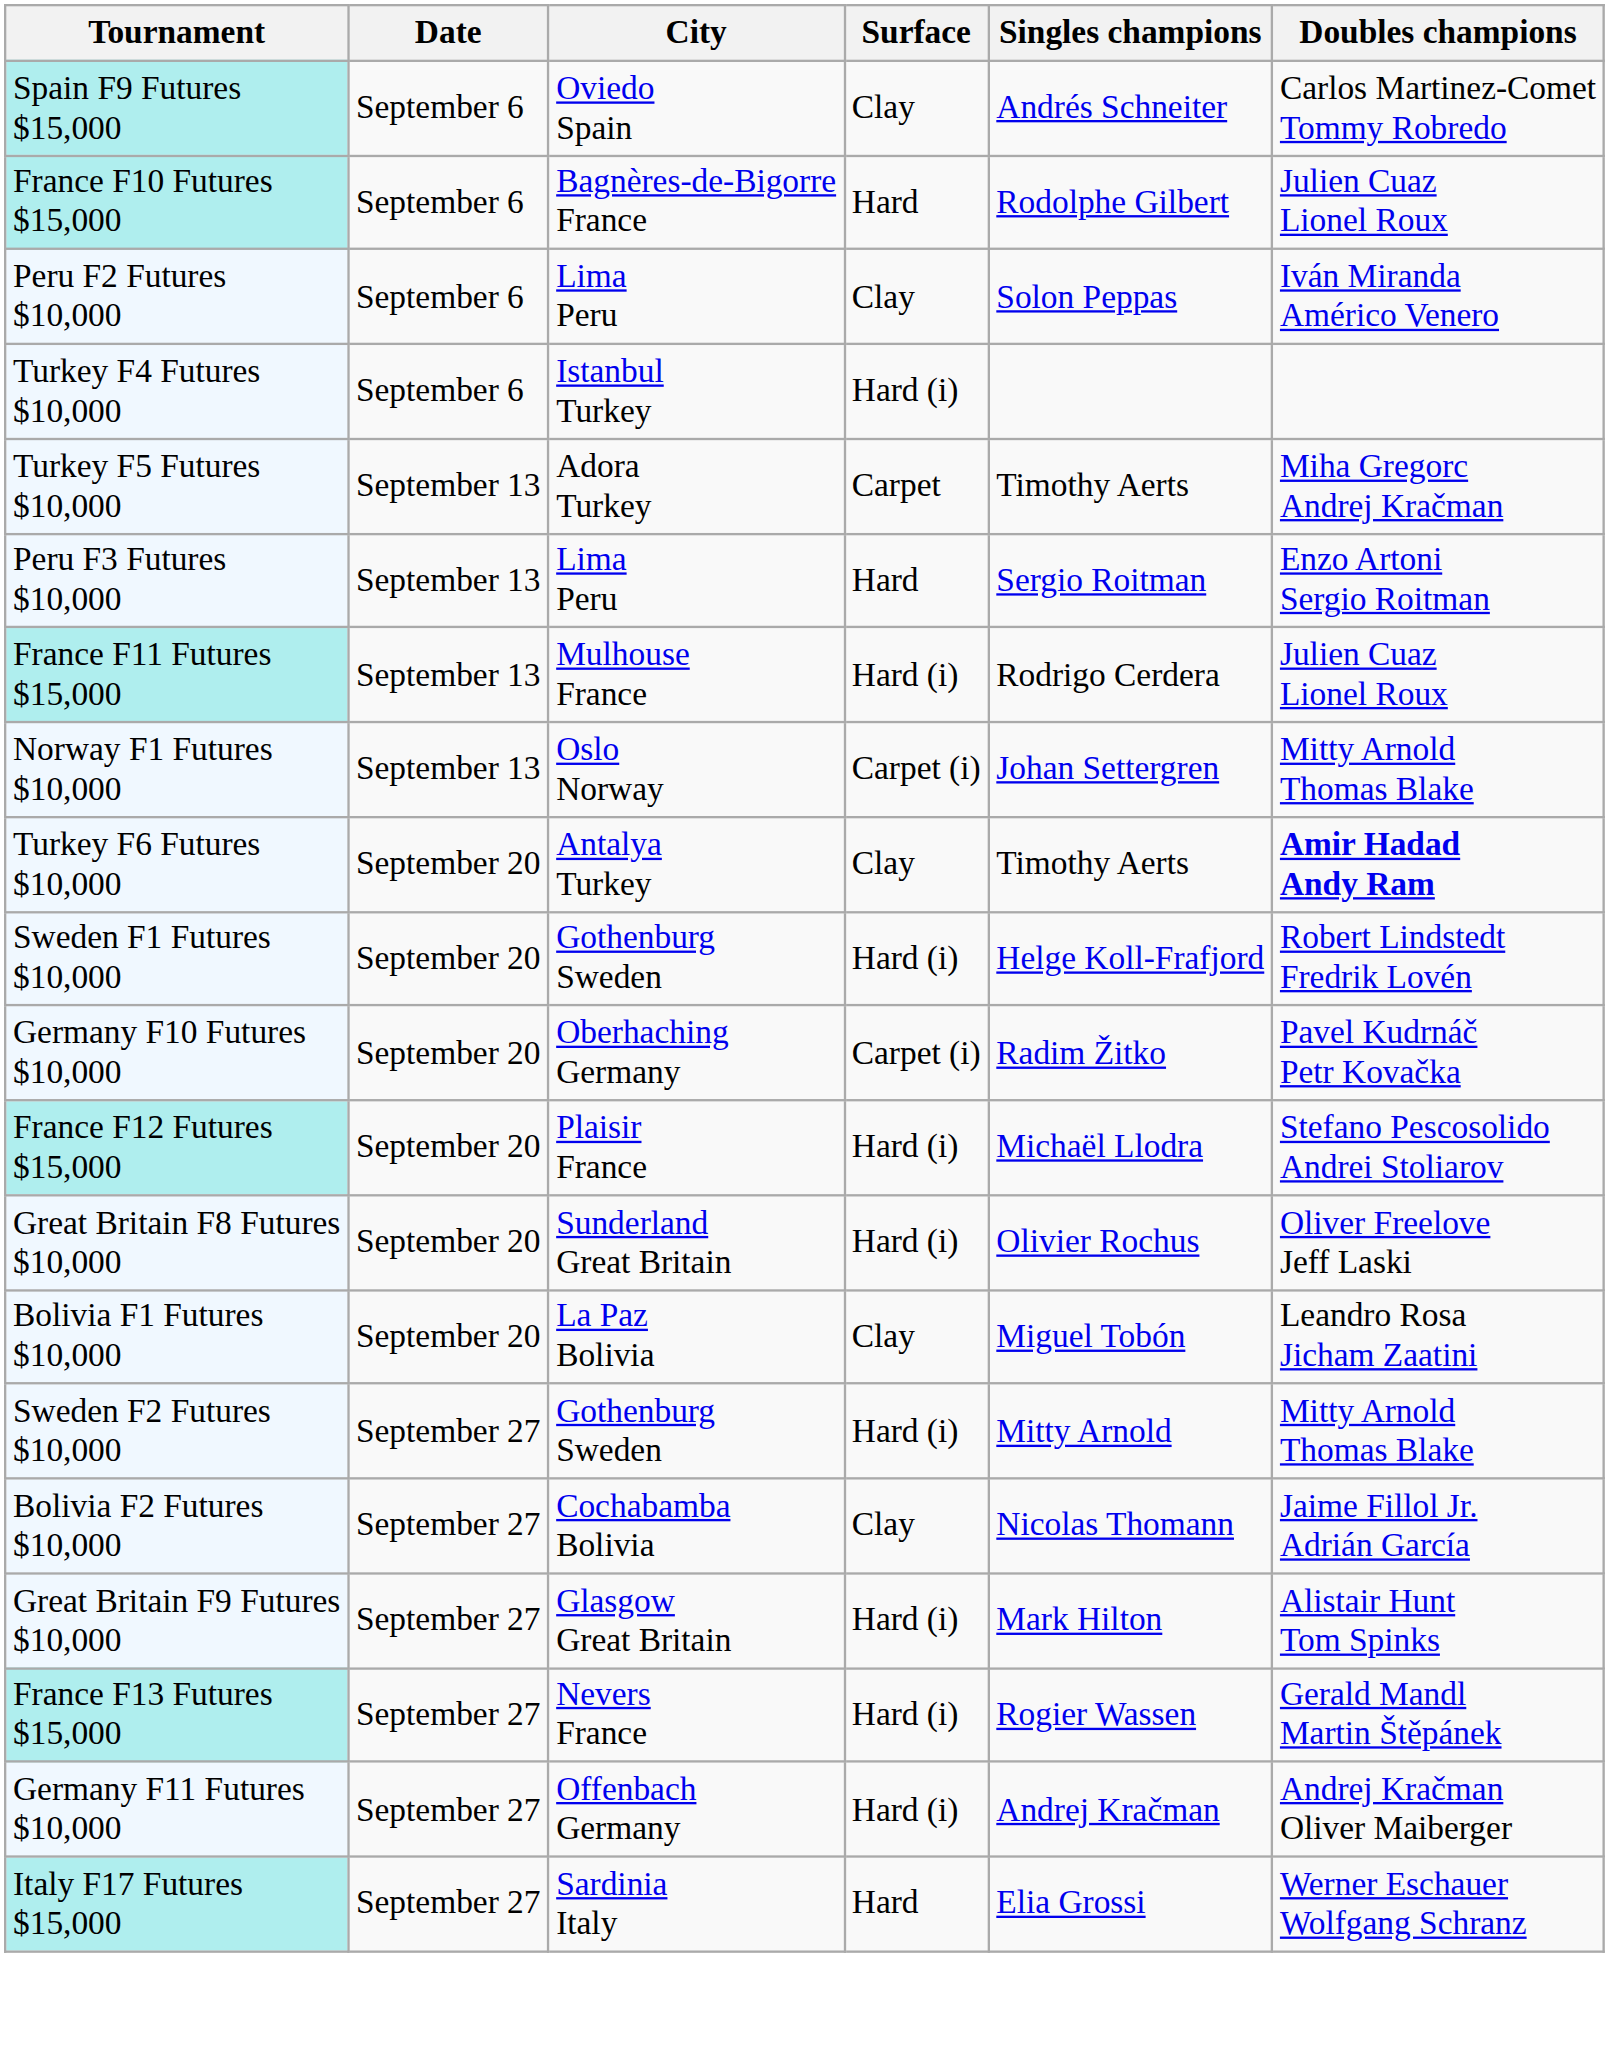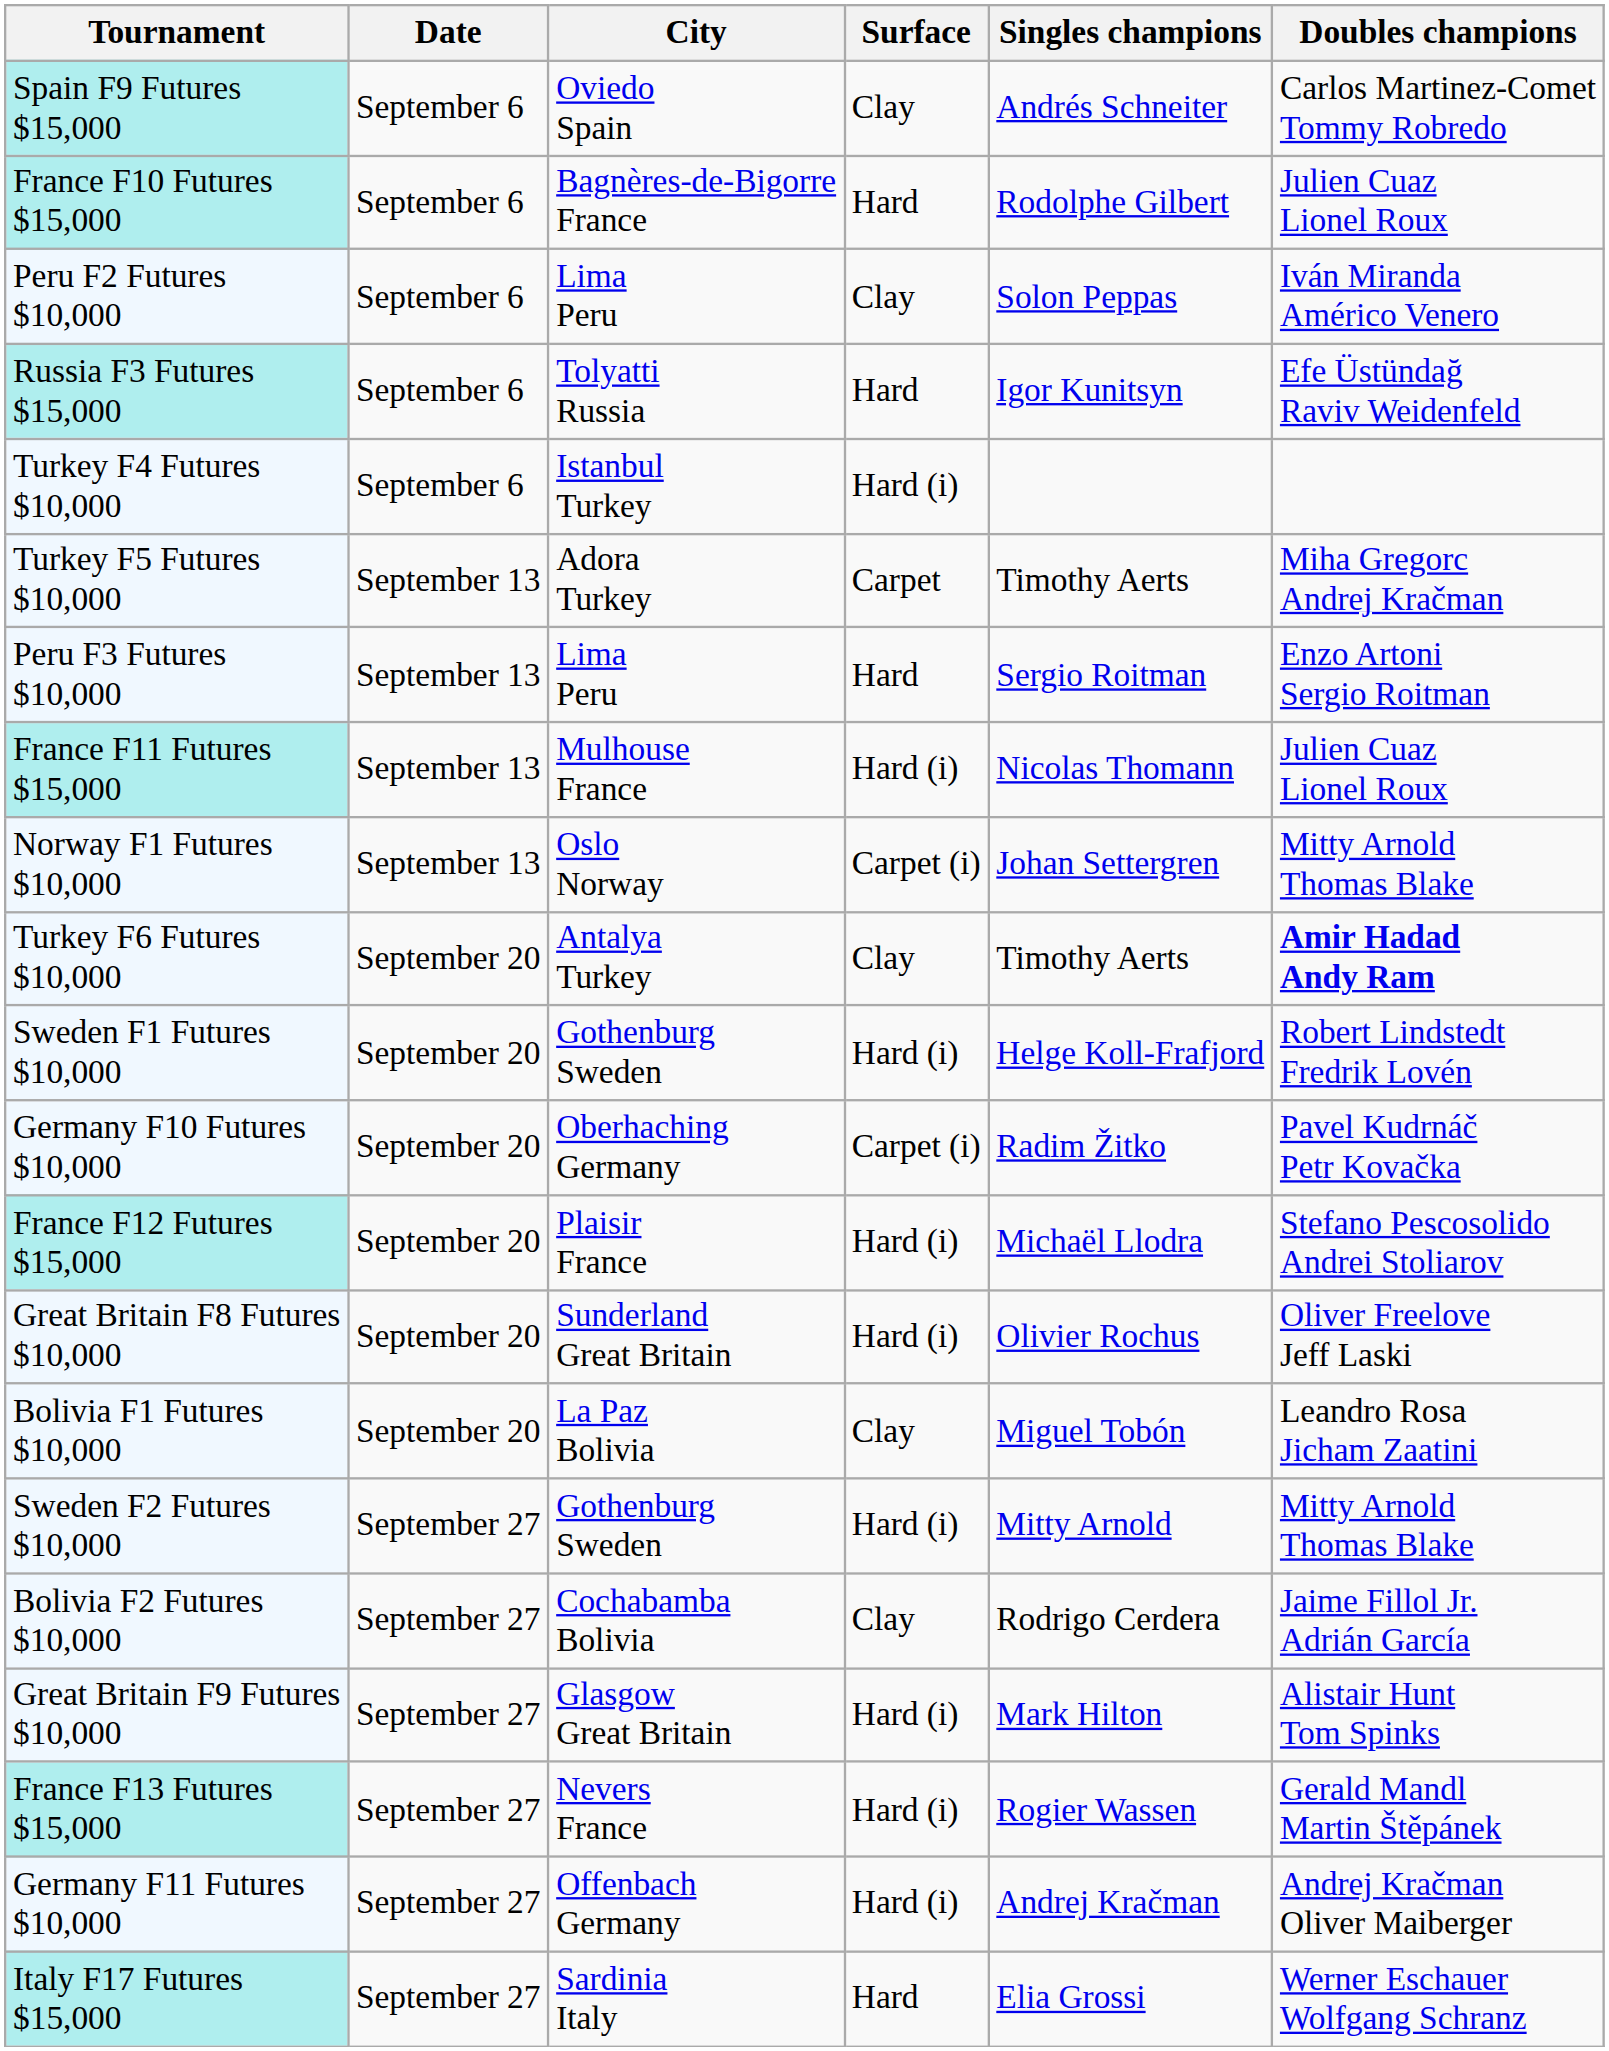+ row: (134, 390)
(1108, 674) Rodrigo Cerdera -> (1115, 769) Nicolas Thomann
(1115, 1525) Nicolas Thomann -> (1108, 1619) Rodrigo Cerdera
